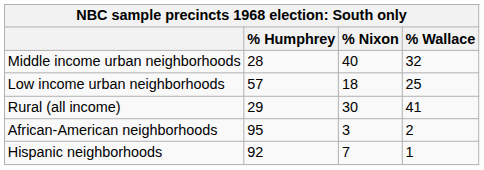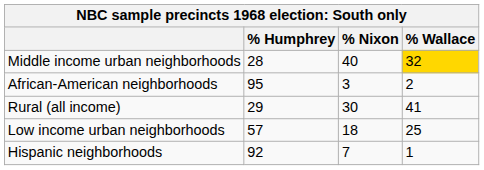(413, 61) no background -> (413, 61) gold background
rows swapped: (116, 84) <-> (113, 130)
